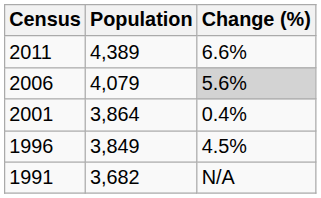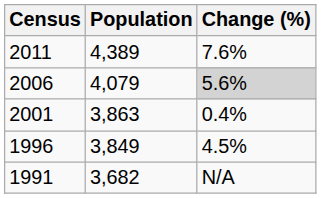(224, 51) 6.6% -> (224, 51) 7.6%
(115, 114) 3,864 -> (115, 114) 3,863
